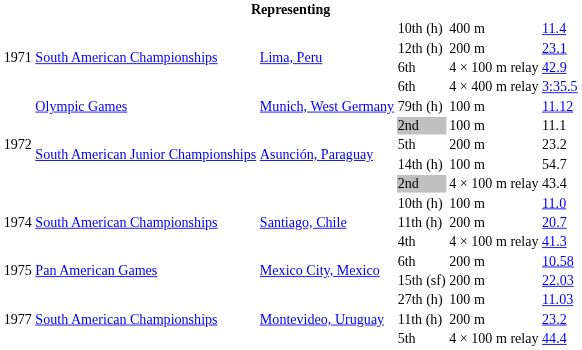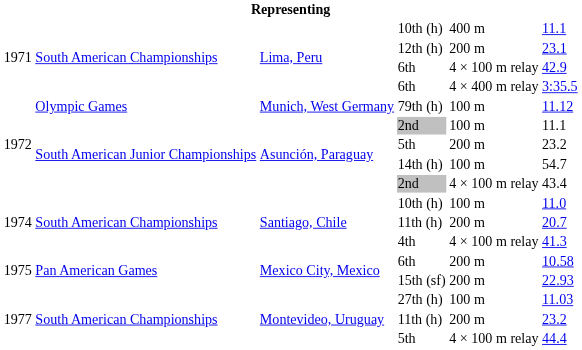(554, 28) 11.4 -> (554, 28) 11.1
(558, 280) 22.03 -> (558, 280) 22.93
